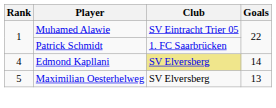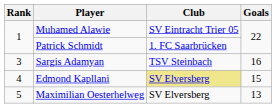+ row: (70, 62)
(256, 62) 14 -> (256, 78) 15
